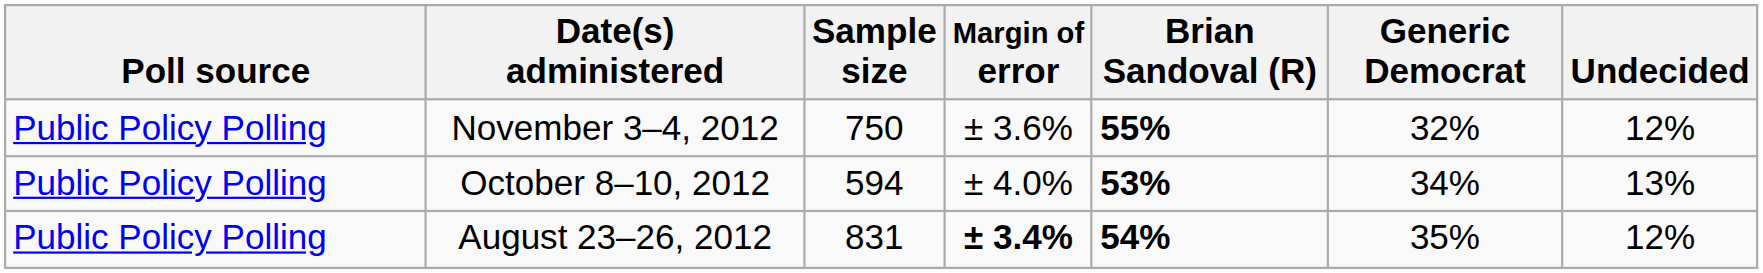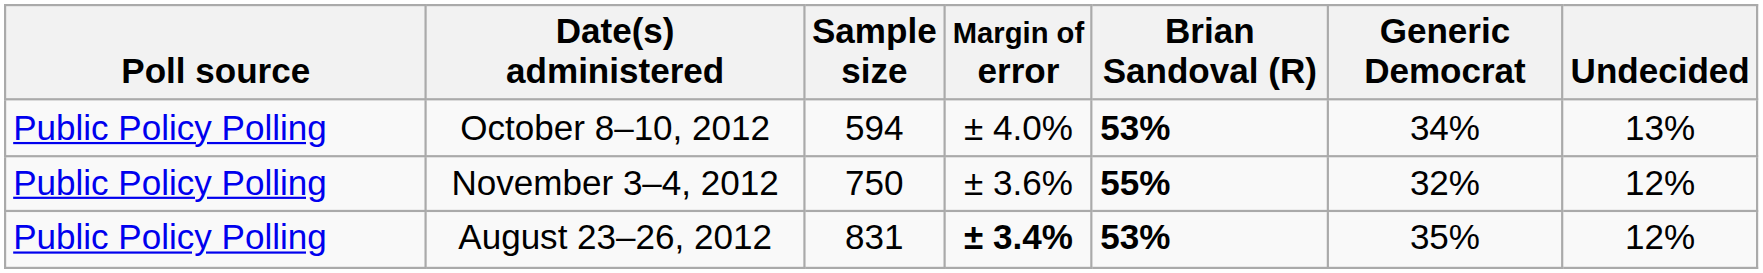rows swapped: (615, 127) <-> (615, 182)
(1135, 238) 54% -> (1135, 238) 53%
